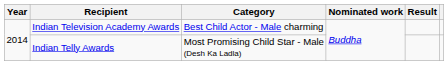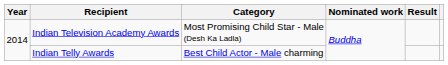(254, 27) Best Child Actor - Male charming -> (254, 32) Most Promising Child Star - Male (Desh Ka Ladla)
(254, 47) Most Promising Child Star - Male (Desh Ka Ladla) -> (254, 53) Best Child Actor - Male charming
